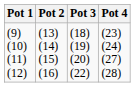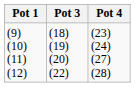- column: (52, 13)
